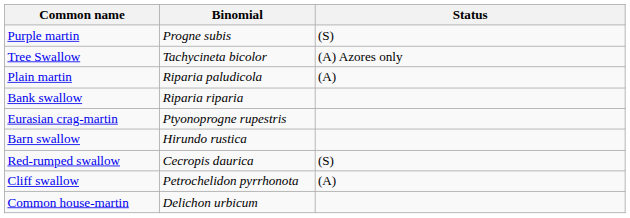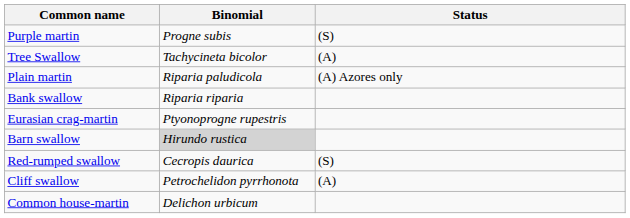(360, 56) (A) Azores only -> (327, 56) (A)
(327, 77) (A) -> (360, 77) (A) Azores only
(205, 139) no background -> (205, 139) lightgrey background
